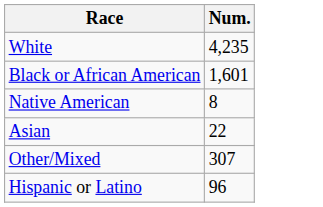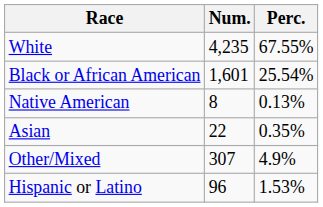+ column: (286, 18)
